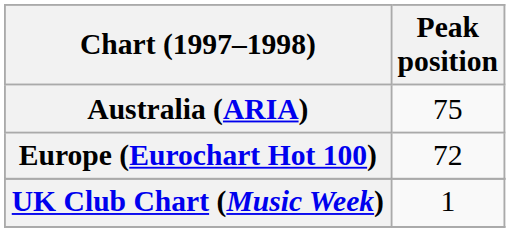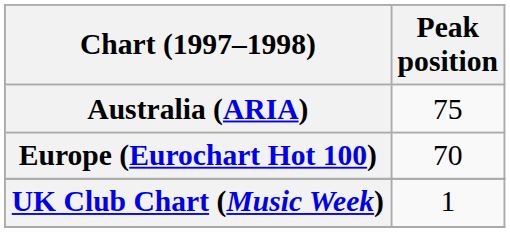(448, 155) 72 -> (448, 155) 70
